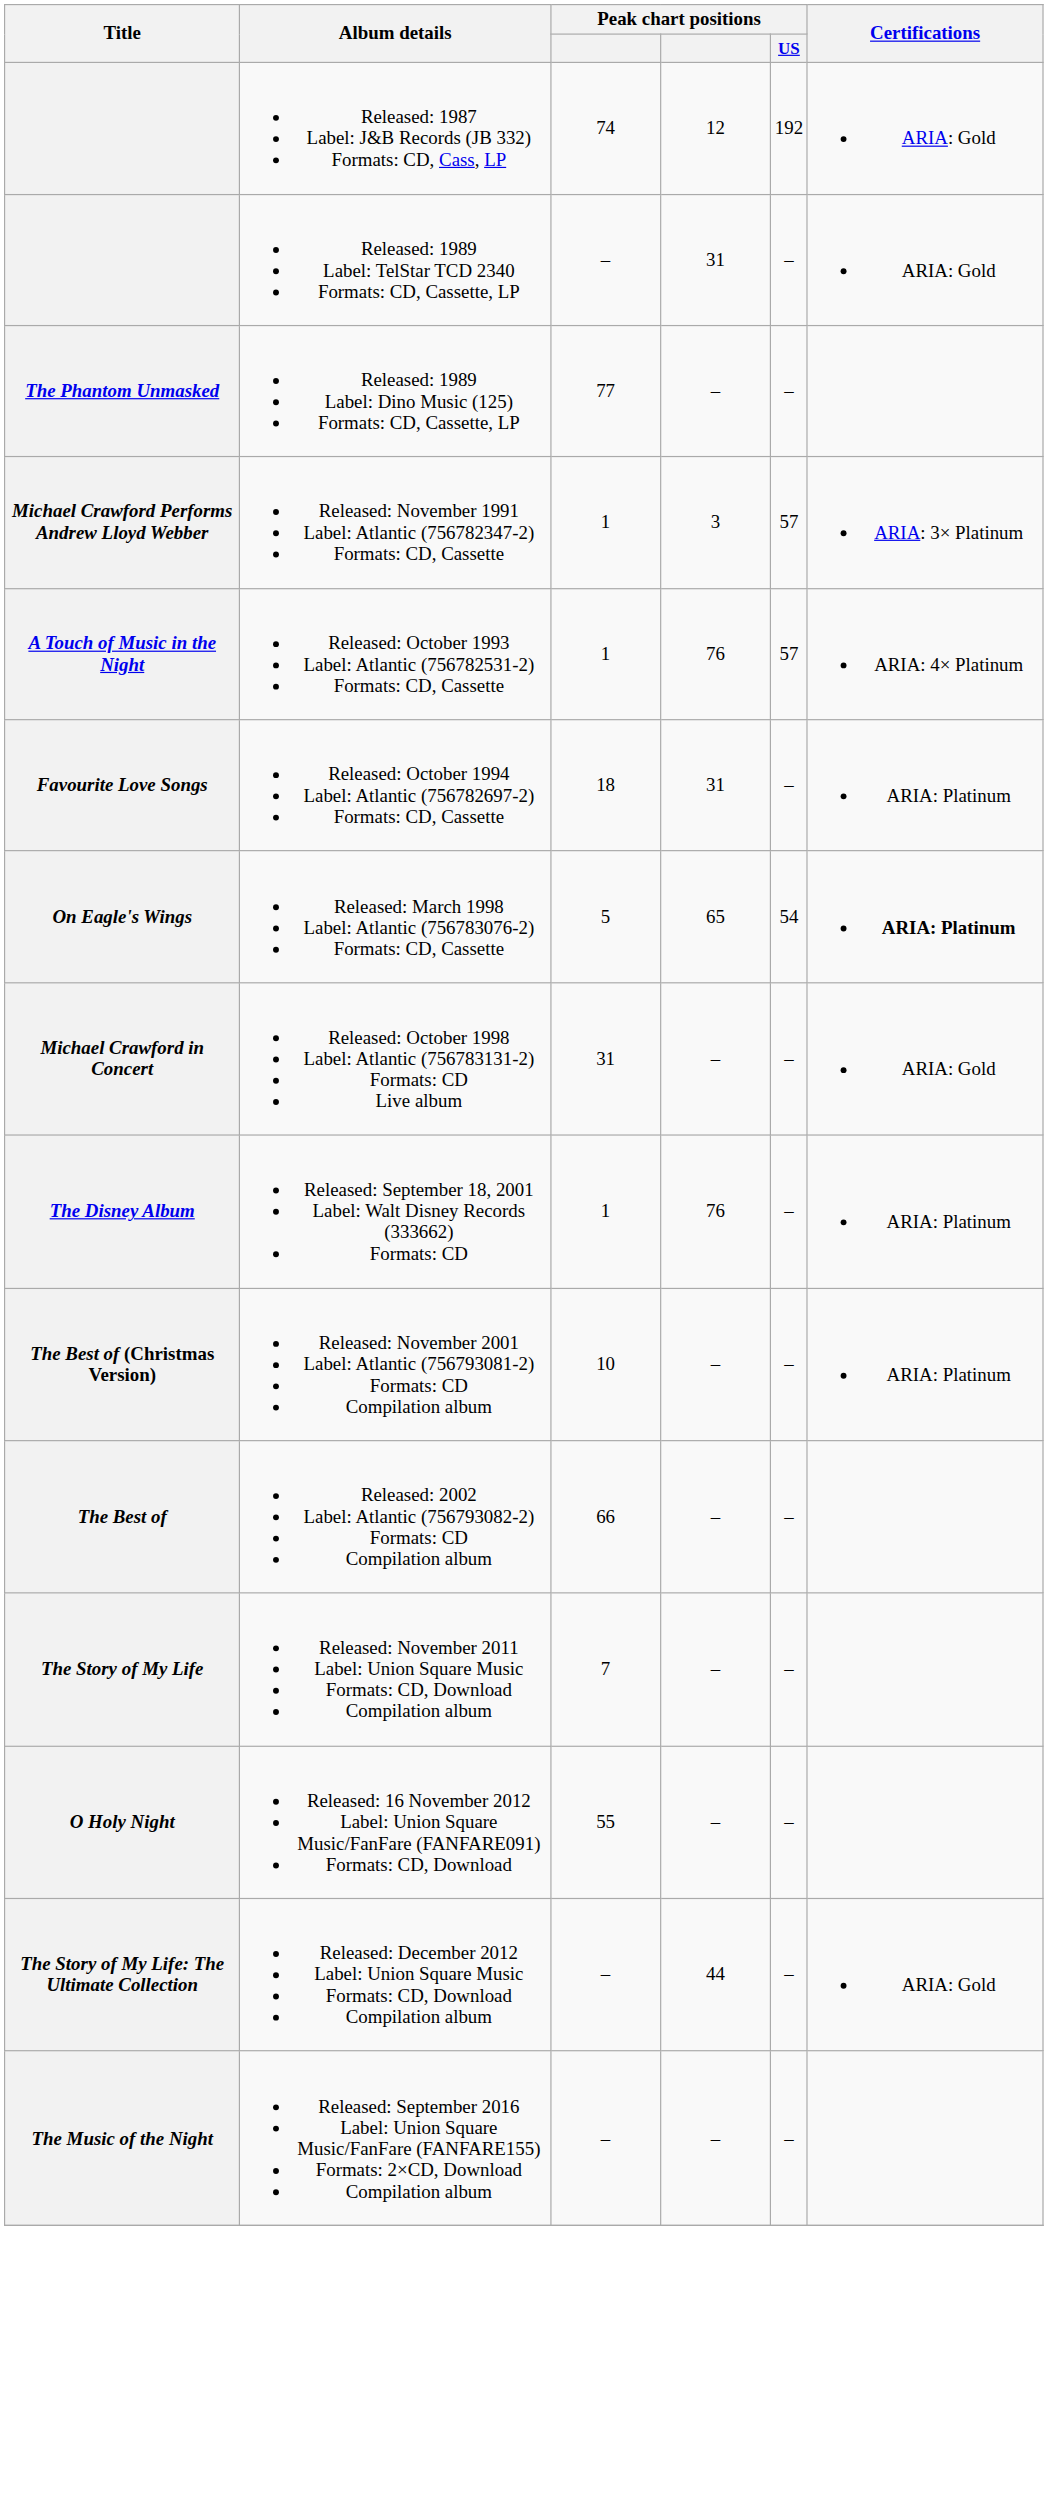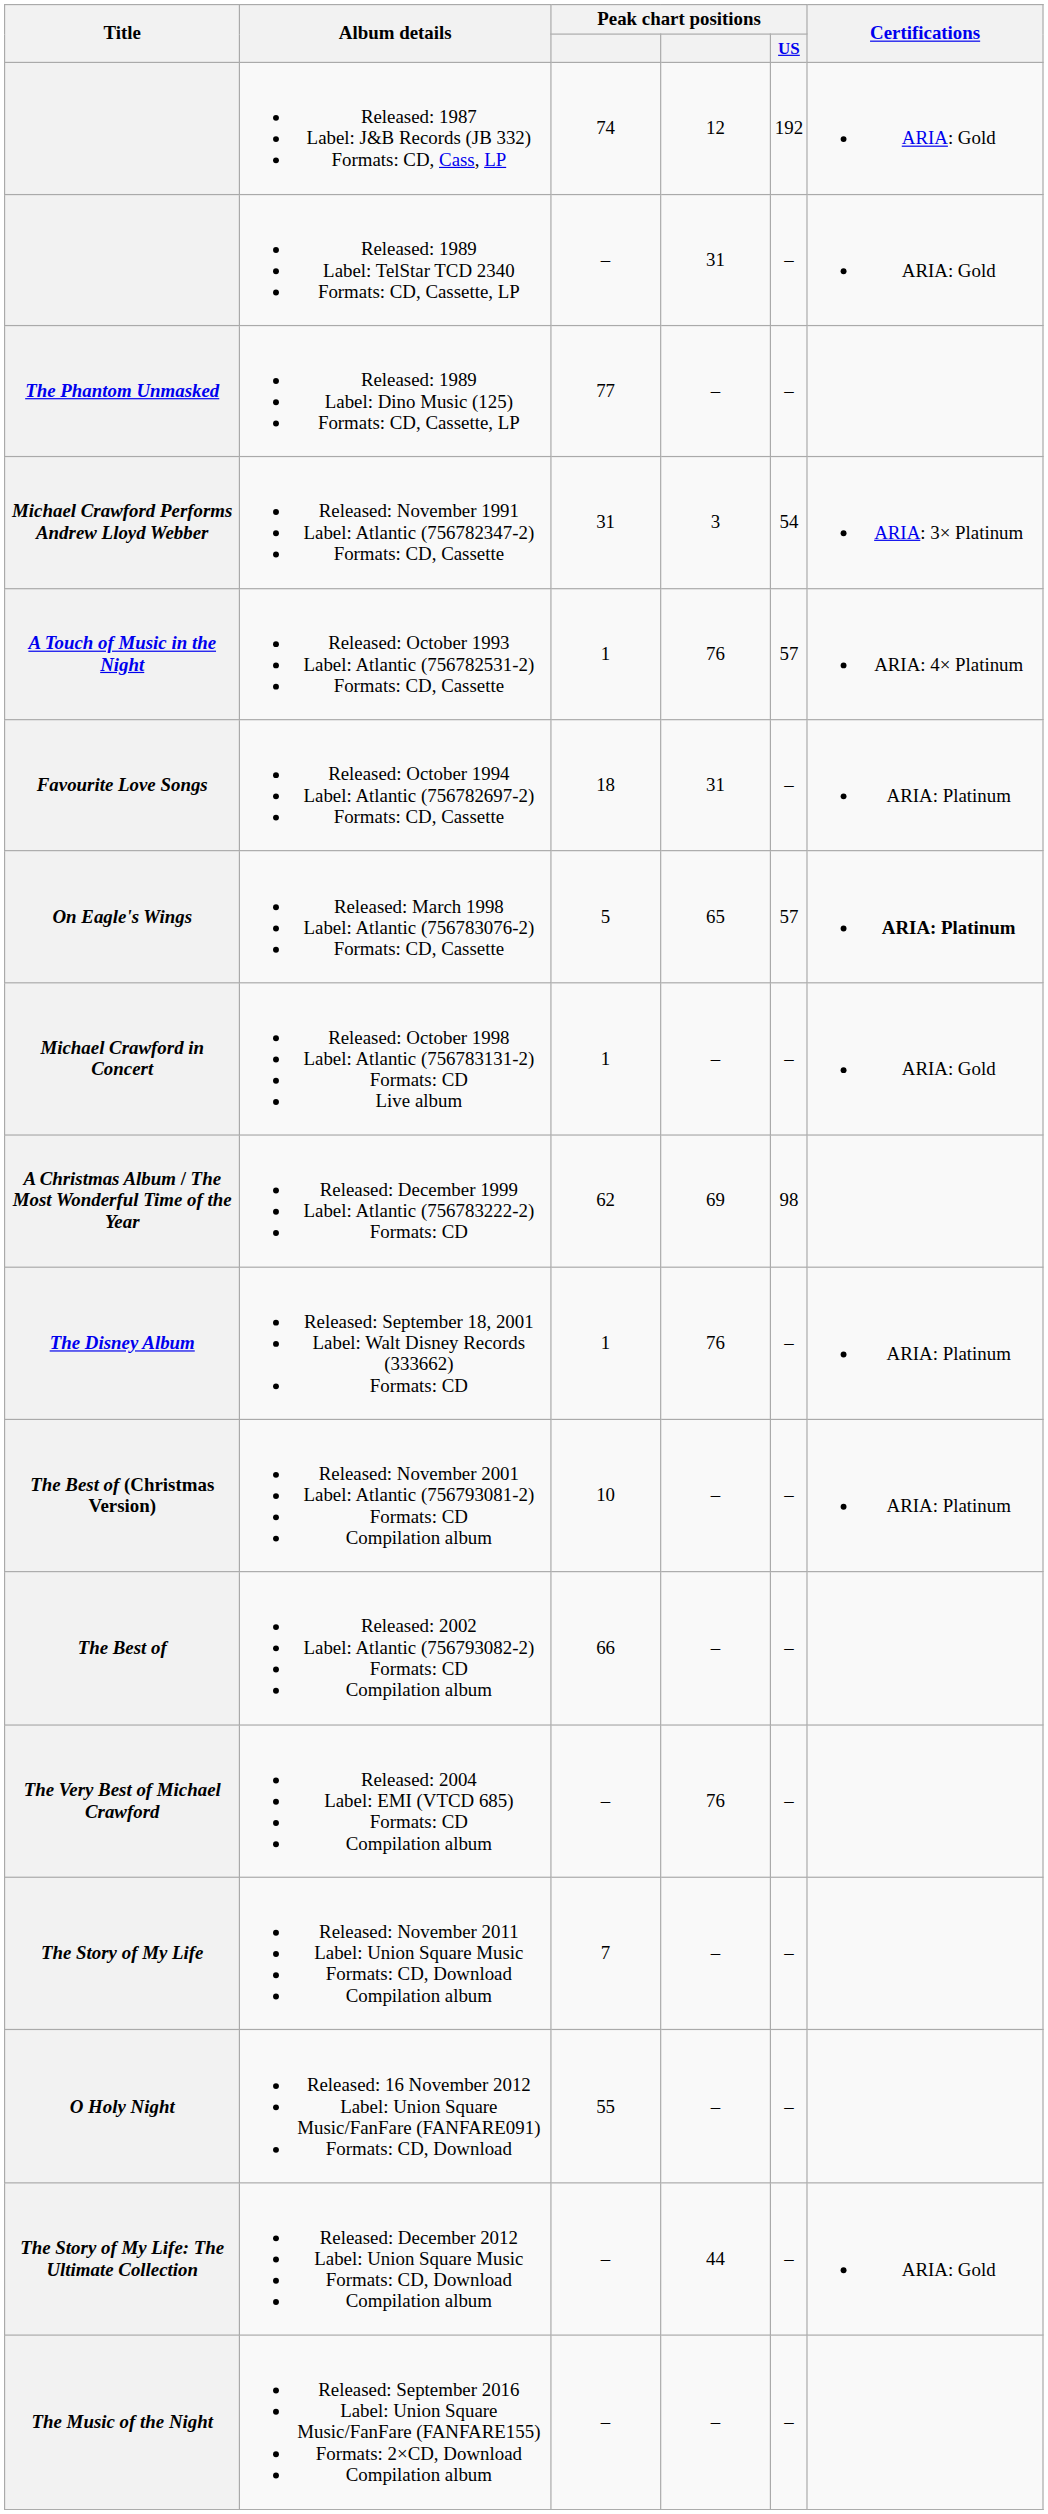(606, 522) 1 -> (606, 522) 31
(789, 522) 57 -> (789, 522) 54
(789, 916) 54 -> (789, 916) 57
(606, 1058) 31 -> (606, 1058) 1
+ row: (122, 1200)
+ row: (122, 1800)
